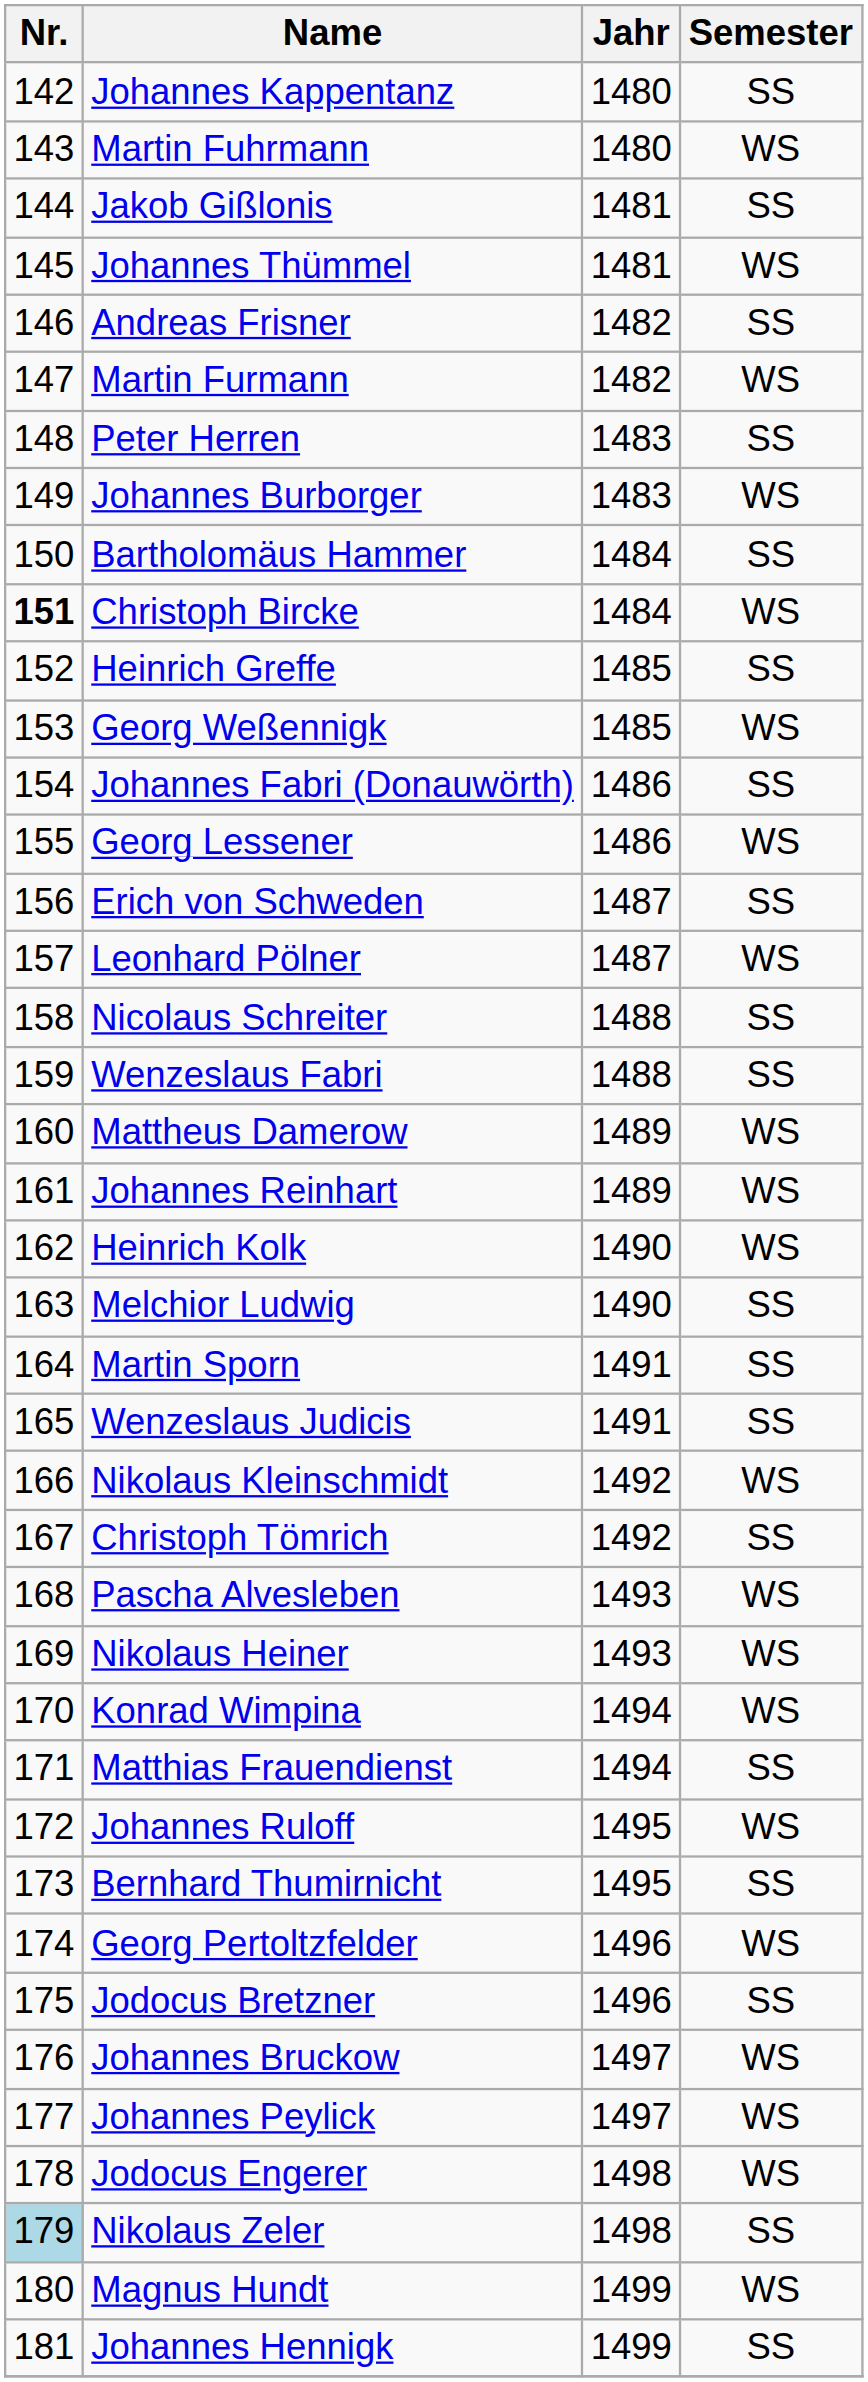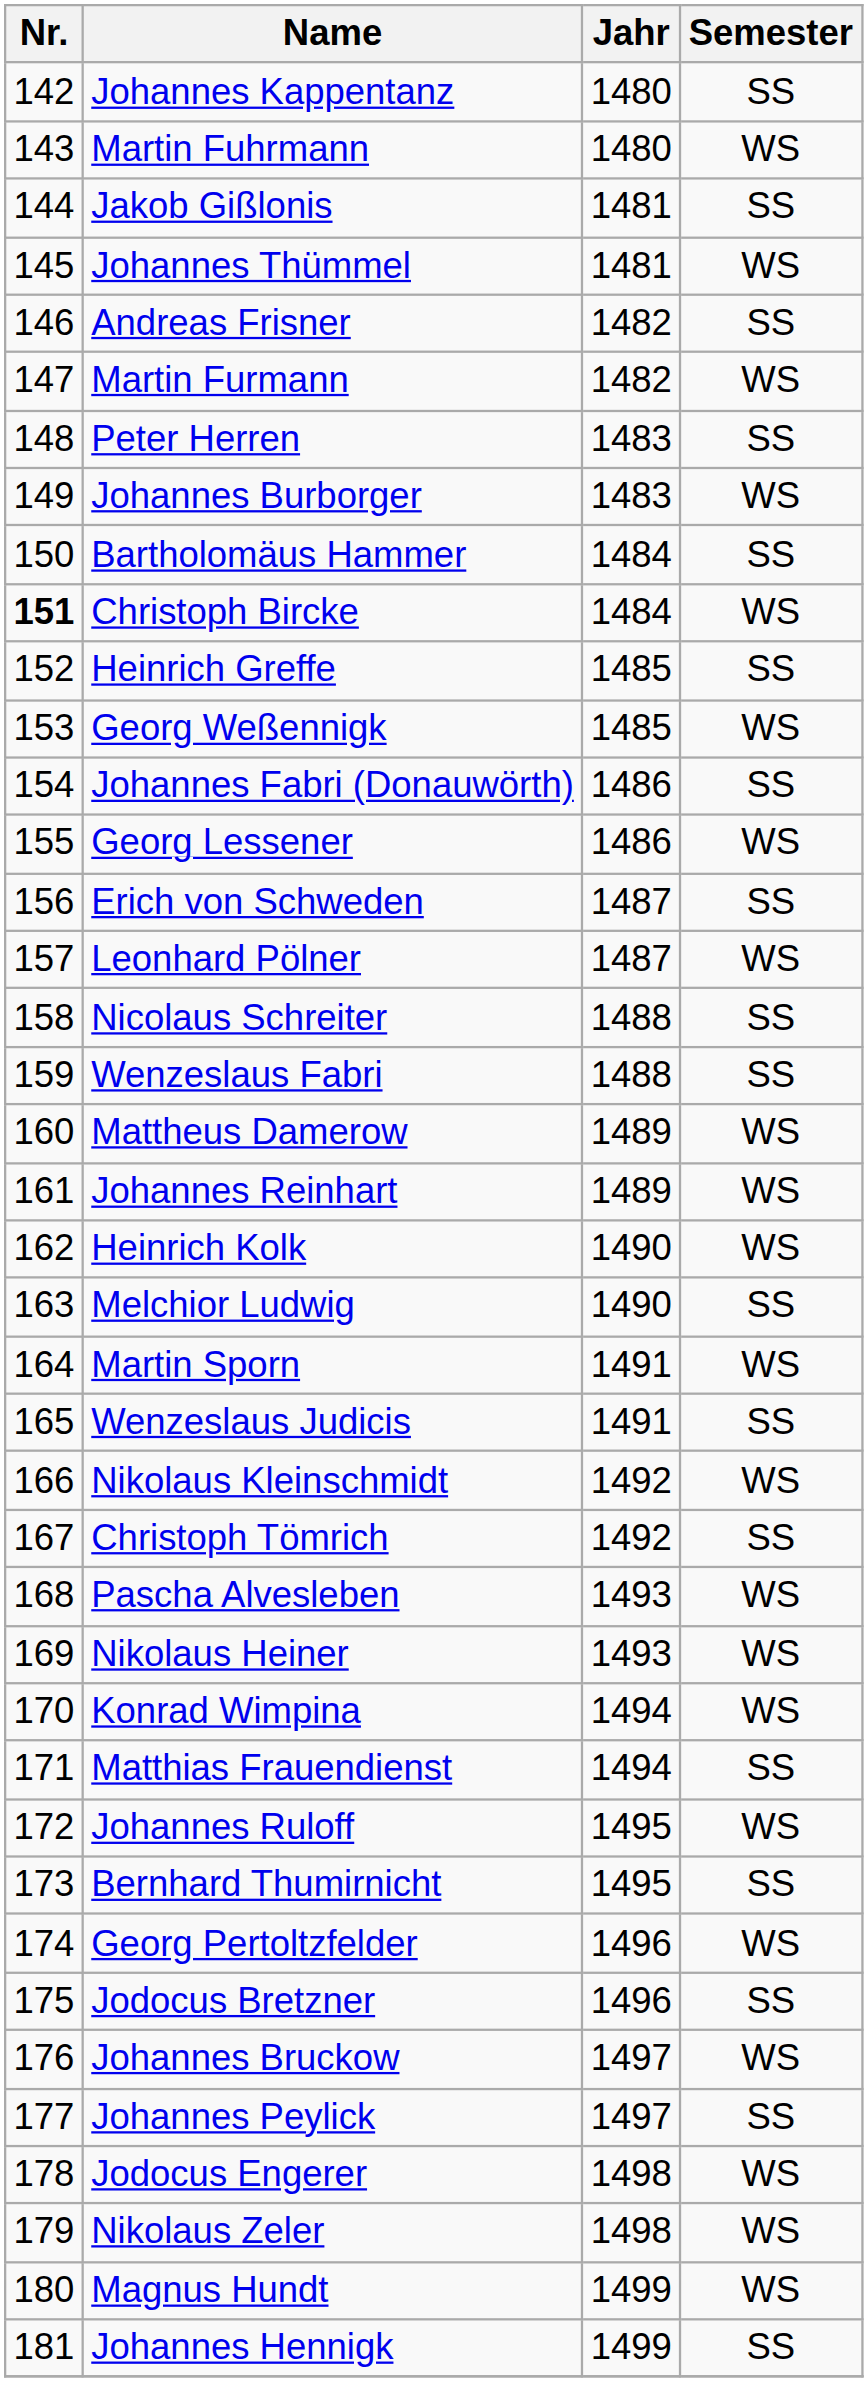(771, 1364) SS -> (771, 1364) WS
(771, 2116) WS -> (771, 2116) SS
(44, 2231) lightblue background -> (44, 2231) no background
(771, 2231) SS -> (771, 2231) WS
